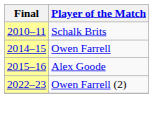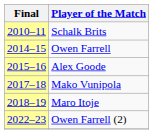+ row: (86, 84)
+ row: (75, 102)
